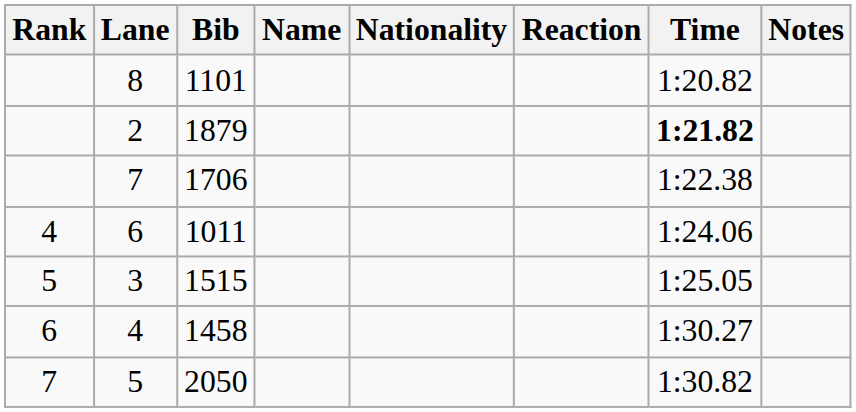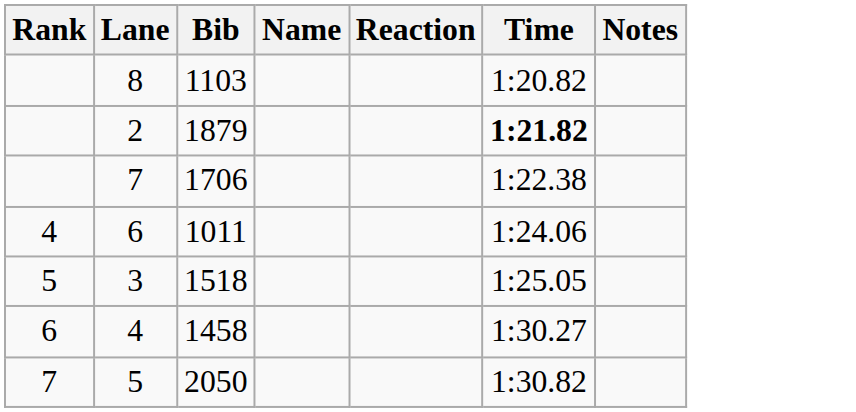- column: (432, 29)
(216, 79) 1101 -> (216, 79) 1103
(216, 280) 1515 -> (216, 280) 1518
